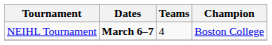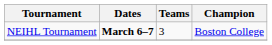(162, 31) 4 -> (162, 31) 3
